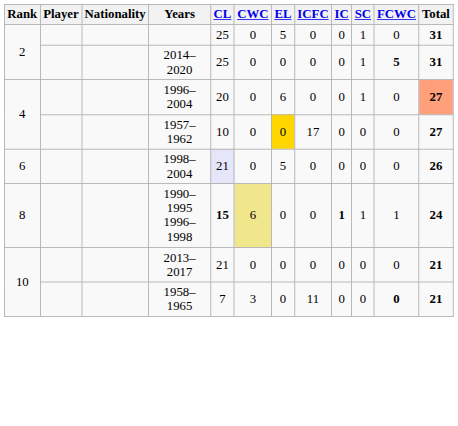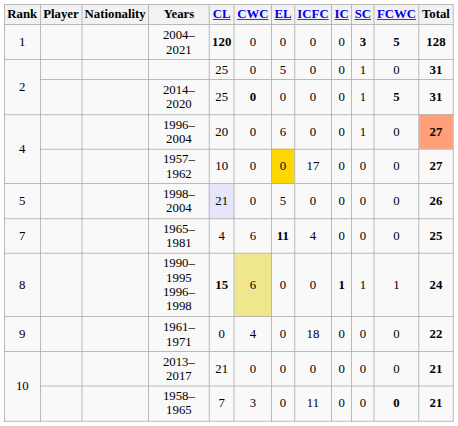+ row: (179, 42)
(253, 62) normal -> (253, 97) bold
(22, 166) 6 -> (22, 201) 5
+ row: (179, 235)
+ row: (179, 334)
